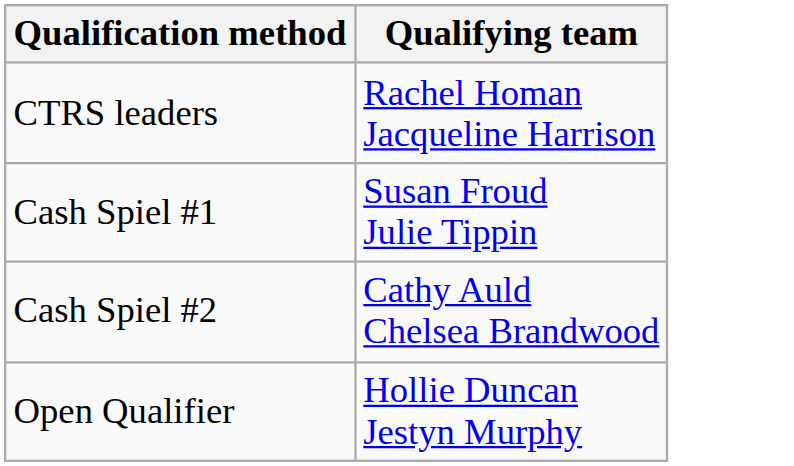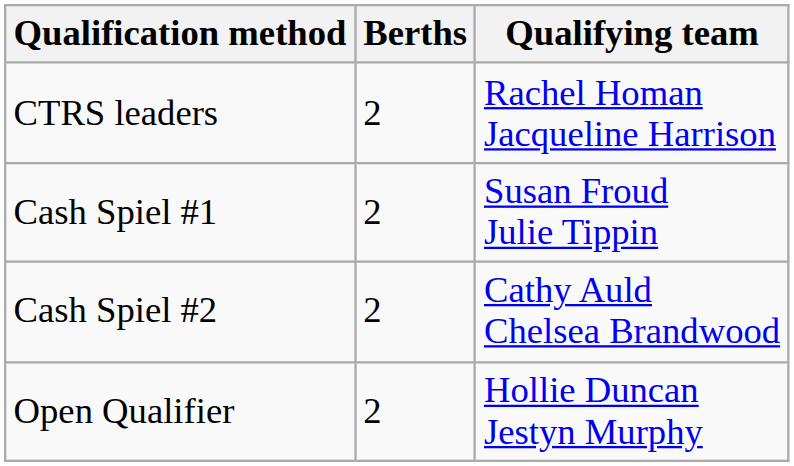+ column: (415, 33)
